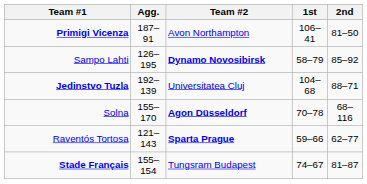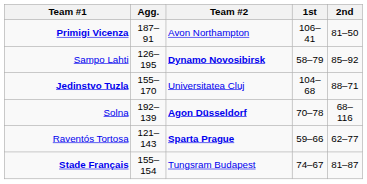(148, 86) 192–139 -> (148, 86) 155–170
(148, 112) 155–170 -> (148, 112) 192–139
